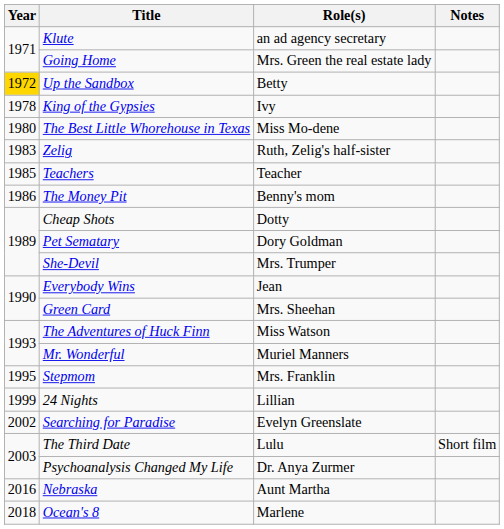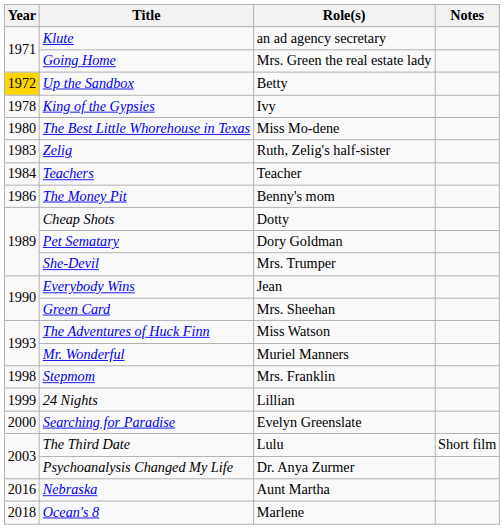(22, 173) 1985 -> (22, 173) 1984
(22, 377) 1995 -> (22, 377) 1998
(22, 422) 2002 -> (22, 422) 2000
